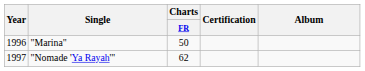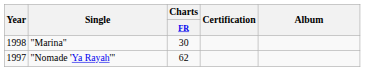(16, 43) 1996 -> (16, 43) 1998
(184, 43) 50 -> (184, 43) 30
